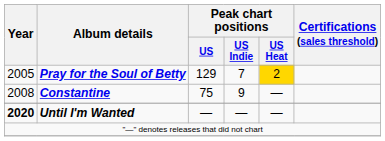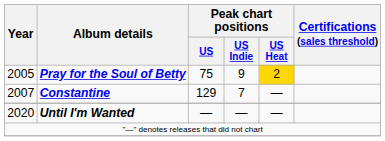(206, 74) 129 -> (206, 74) 75
(241, 74) 7 -> (241, 74) 9
(21, 93) 2008 -> (21, 93) 2007
(206, 93) 75 -> (206, 93) 129
(241, 93) 9 -> (241, 93) 7
(21, 113) bold -> (21, 113) normal
